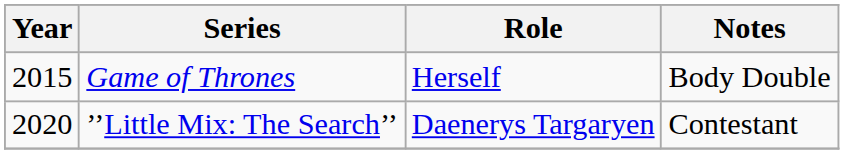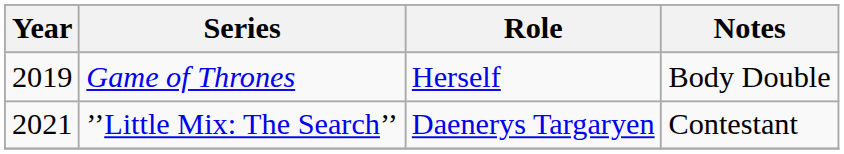(42, 76) 2015 -> (42, 76) 2019
(42, 124) 2020 -> (42, 124) 2021
